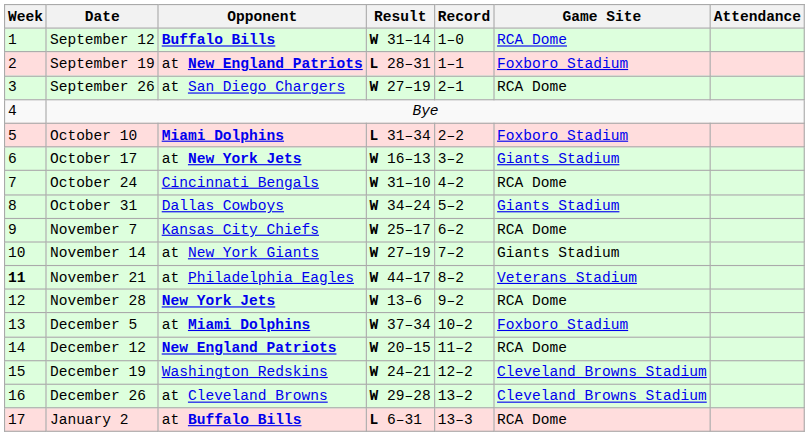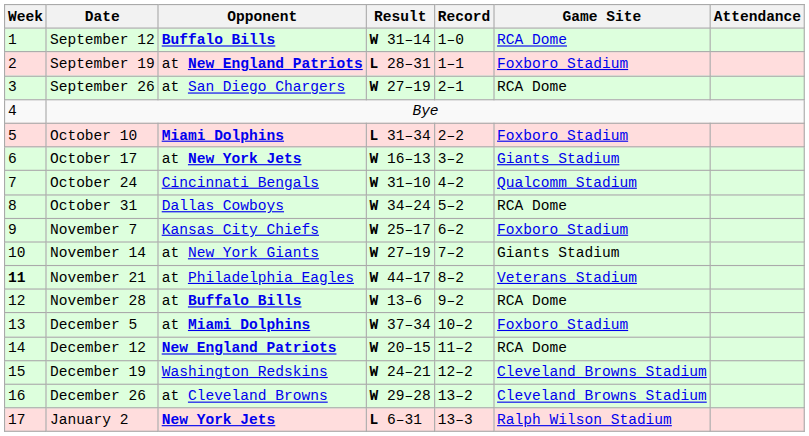(532, 183) RCA Dome -> (567, 183) Qualcomm Stadium
(558, 206) Giants Stadium -> (532, 206) RCA Dome
(532, 230) RCA Dome -> (563, 230) Foxboro Stadium
(219, 301) New York Jets -> (232, 301) at Buffalo Bills
(232, 420) at Buffalo Bills -> (219, 420) New York Jets
(532, 420) RCA Dome -> (584, 420) Ralph Wilson Stadium
